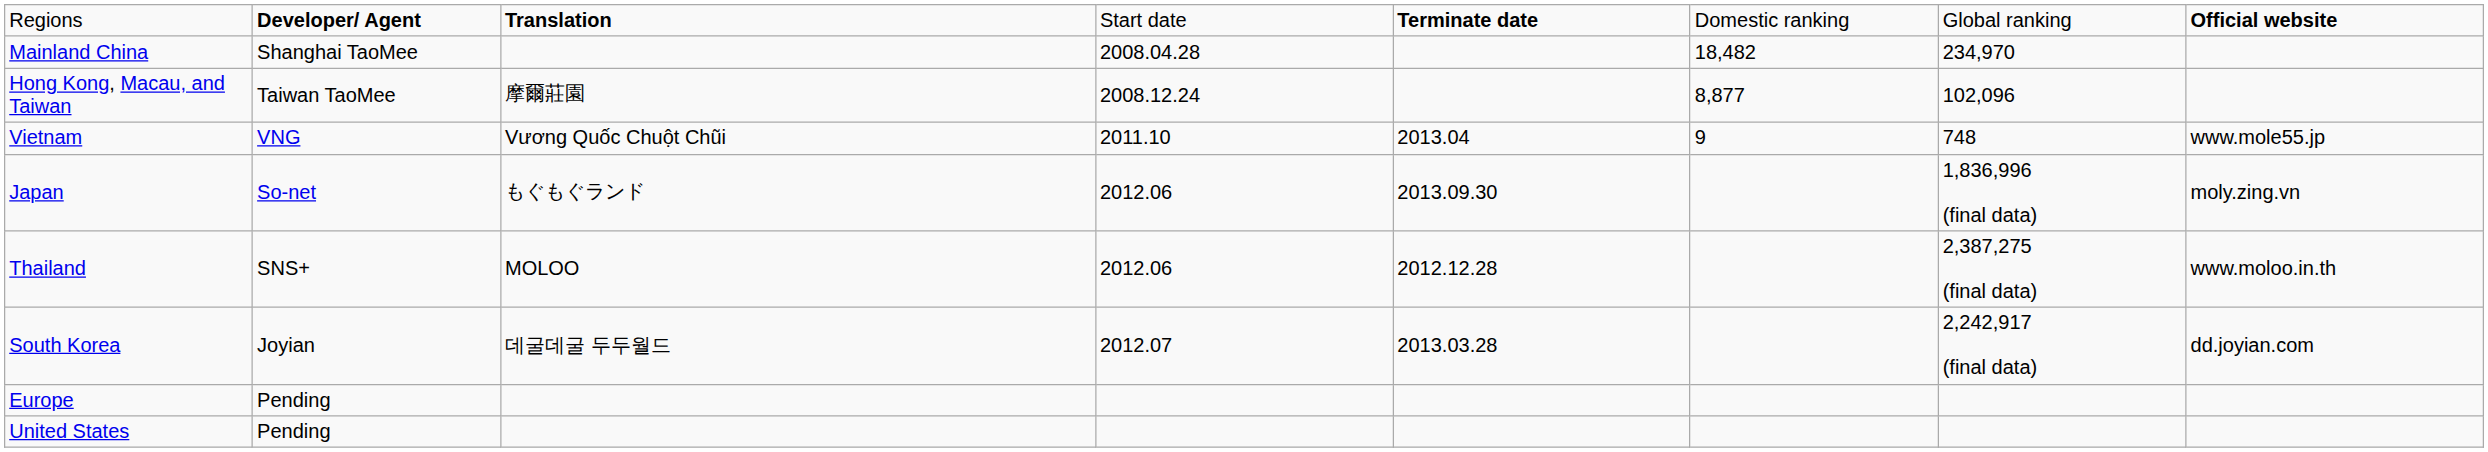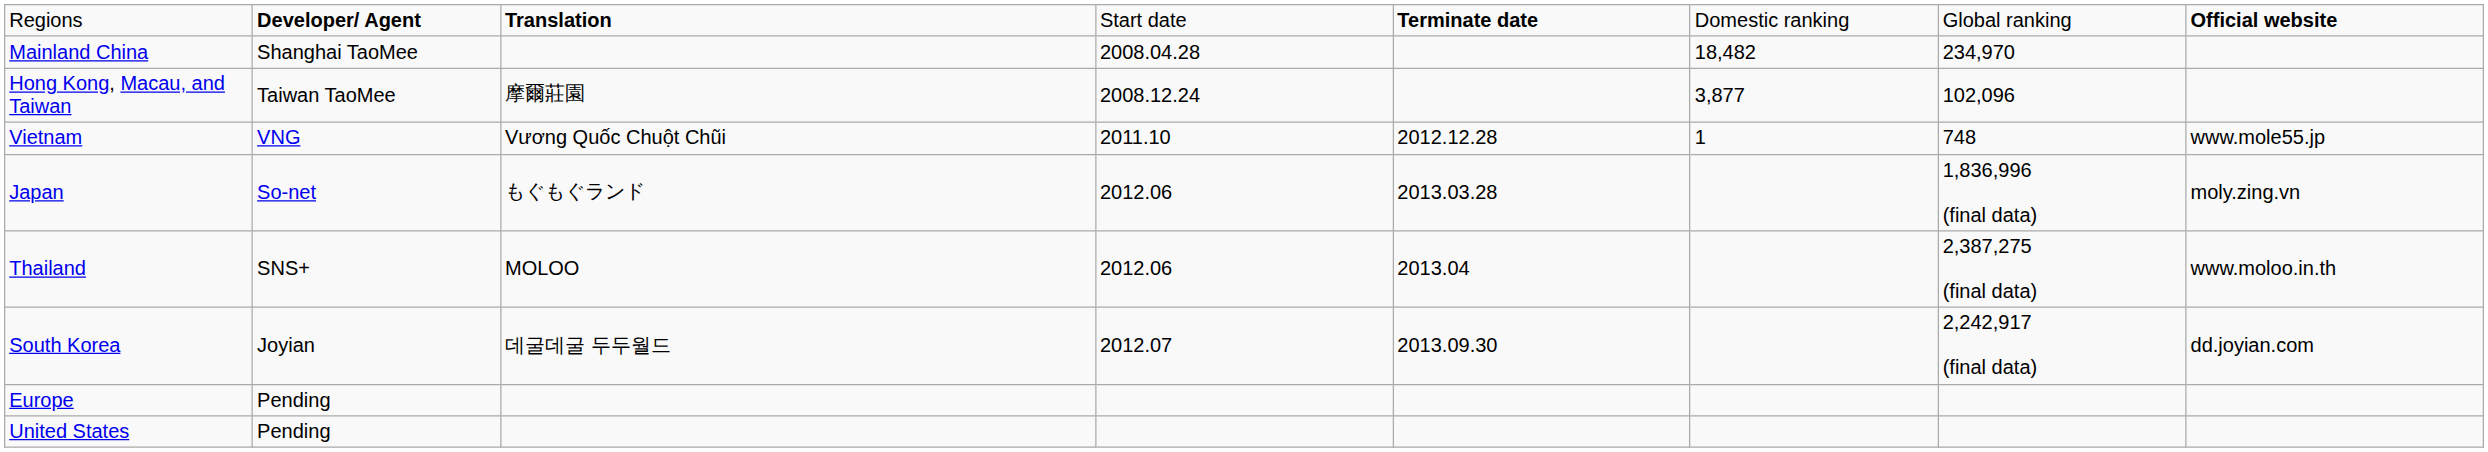(1720, 95) 8,877 -> (1720, 95) 3,877
(1434, 138) 2013.04 -> (1447, 138) 2012.12.28
(1700, 138) 9 -> (1700, 138) 1
(1447, 192) 2013.09.30 -> (1447, 192) 2013.03.28
(1447, 268) 2012.12.28 -> (1434, 268) 2013.04
(1447, 345) 2013.03.28 -> (1447, 345) 2013.09.30
